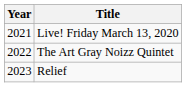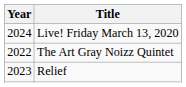(19, 33) 2021 -> (19, 33) 2024
